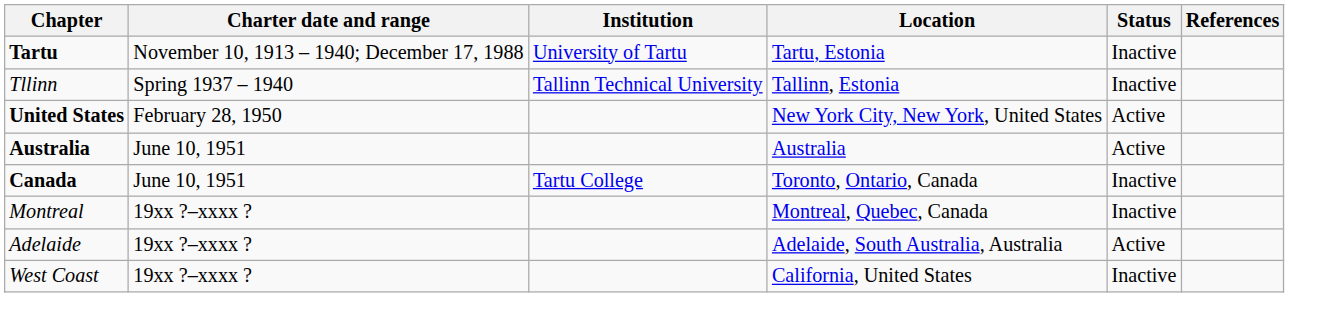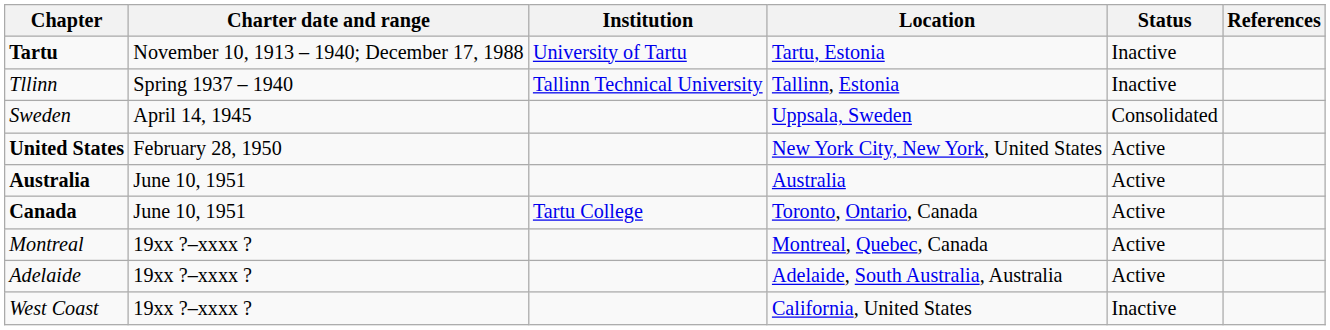+ row: (40, 116)
(1144, 180) Inactive -> (1138, 212) Active
(1144, 212) Inactive -> (1138, 244) Active
